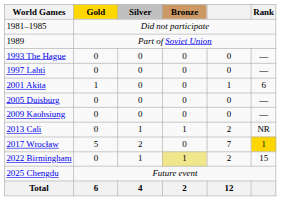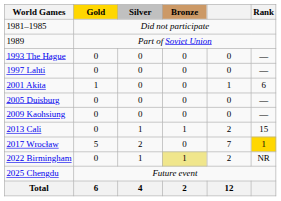(264, 130) NR -> (264, 130) 15
(264, 159) 15 -> (264, 159) NR
